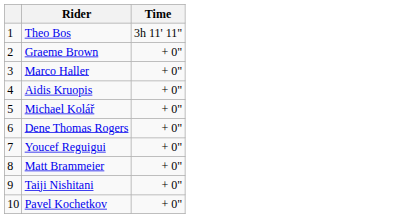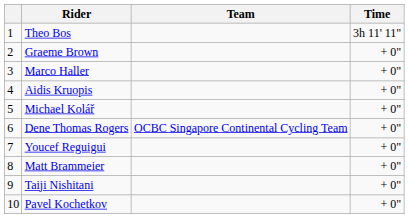+ column: (241, 14)
